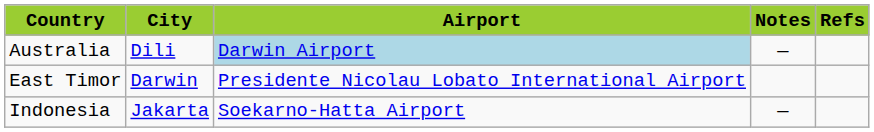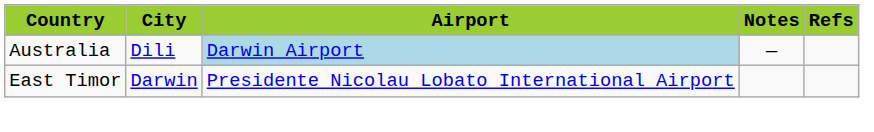- row: (60, 112)
